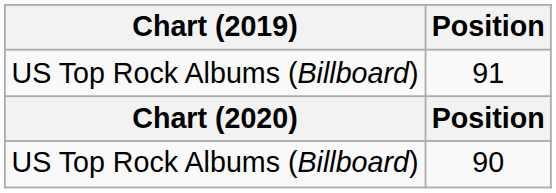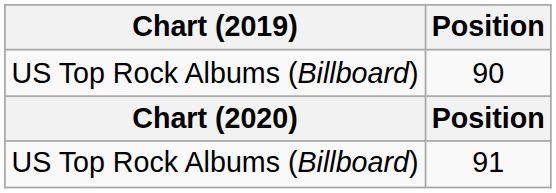rows swapped: (488, 72) <-> (488, 163)
